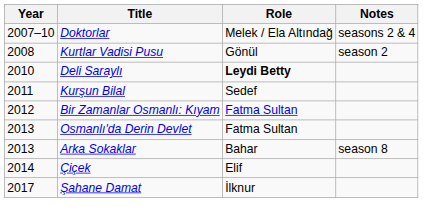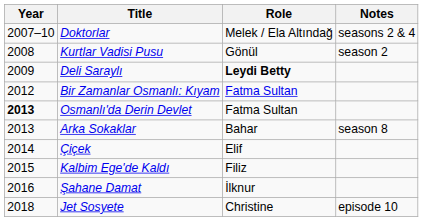(21, 71) 2010 -> (21, 71) 2009
- row: (93, 91)
(21, 129) normal -> (21, 110) bold
+ row: (115, 168)
(21, 187) 2017 -> (21, 187) 2016
+ row: (92, 206)
